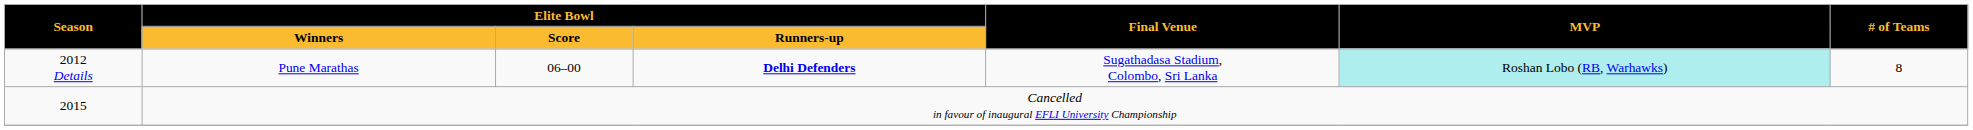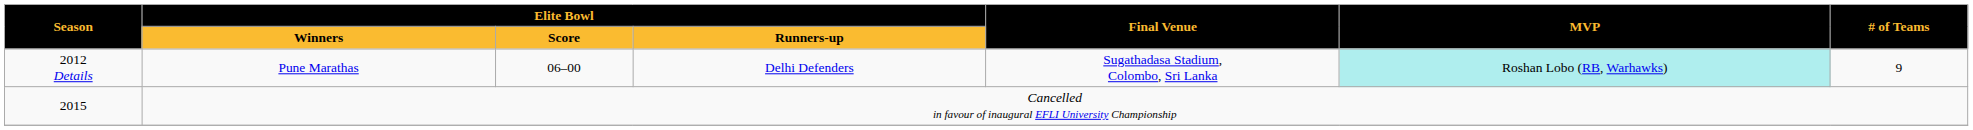(809, 67) bold -> (809, 67) normal
(1899, 67) 8 -> (1899, 67) 9
